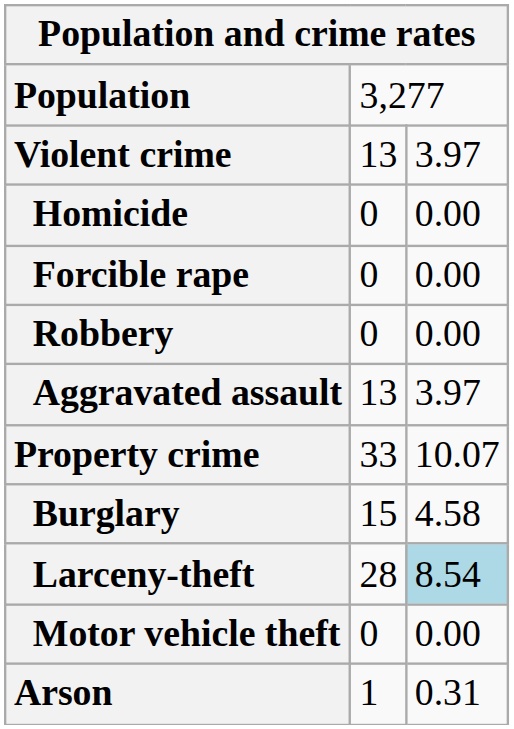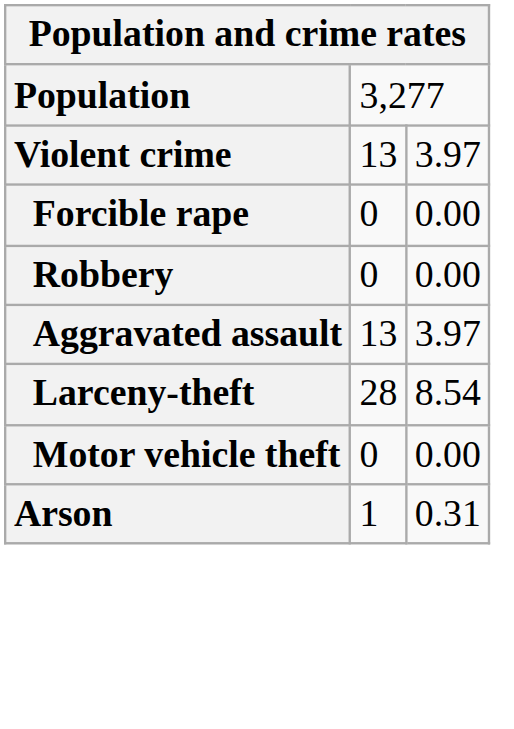- row: (101, 214)
- row: (137, 453)
- row: (97, 513)
(448, 573) lightblue background -> (448, 393) no background
